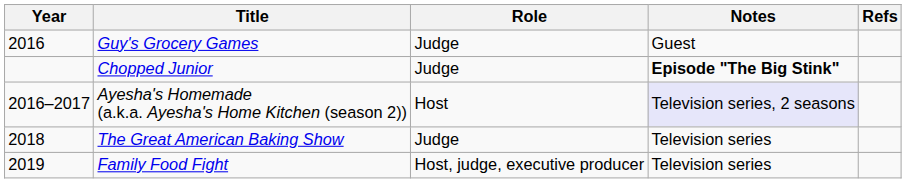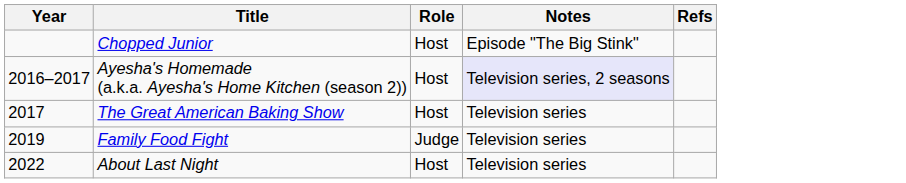- row: (178, 43)
(437, 69) Judge -> (431, 43) Host
(746, 69) bold -> (553, 43) normal
(26, 139) 2018 -> (26, 113) 2017
(437, 139) Judge -> (431, 113) Host
(529, 165) Host, judge, executive producer -> (437, 139) Judge
+ row: (158, 165)
